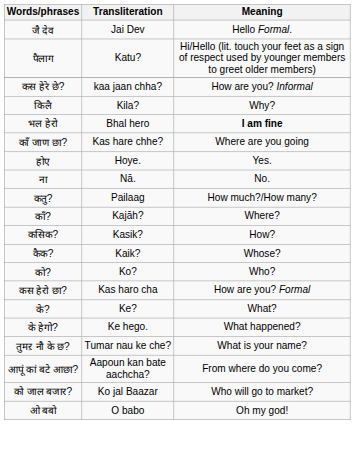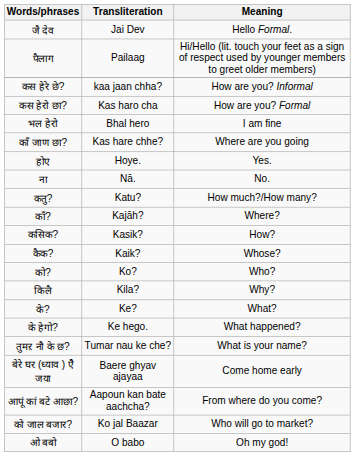(128, 58) Katu? -> (128, 58) Pailaag
rows swapped: (43, 291) <-> (43, 106)
(262, 123) bold -> (262, 123) normal
(128, 197) Pailaag -> (128, 197) Katu?
+ row: (43, 372)
